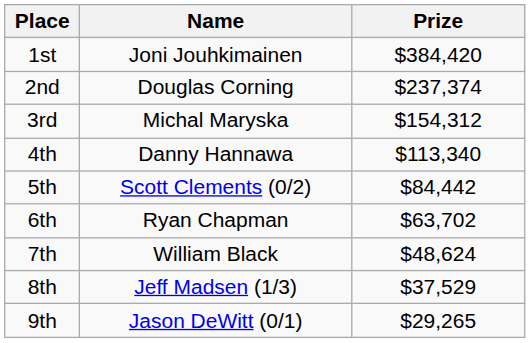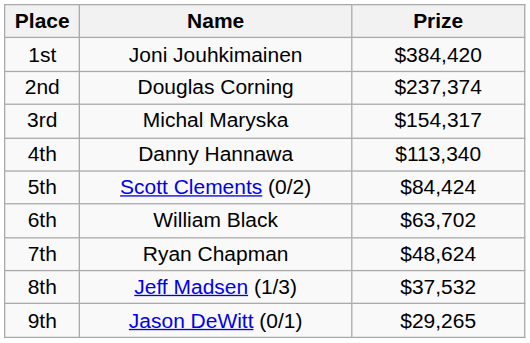(438, 120) $154,312 -> (438, 120) $154,317
(438, 187) $84,442 -> (438, 187) $84,424
(216, 220) Ryan Chapman -> (216, 220) William Black
(216, 253) William Black -> (216, 253) Ryan Chapman
(438, 287) $37,529 -> (438, 287) $37,532
